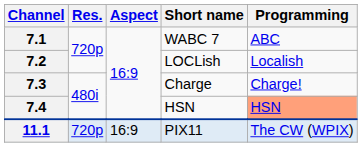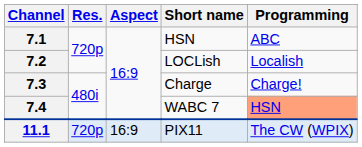(192, 38) WABC 7 -> (180, 38) HSN
(180, 107) HSN -> (192, 107) WABC 7
